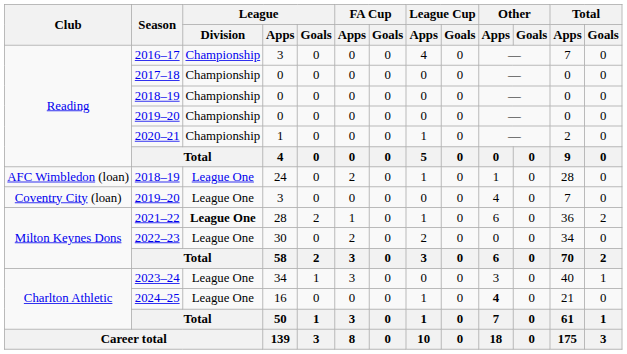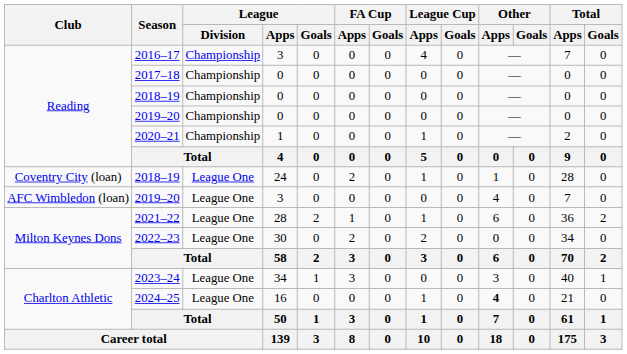(68, 177) AFC Wimbledon (loan) -> (68, 177) Coventry City (loan)
(68, 197) Coventry City (loan) -> (68, 197) AFC Wimbledon (loan)
(223, 217) bold -> (223, 217) normal
